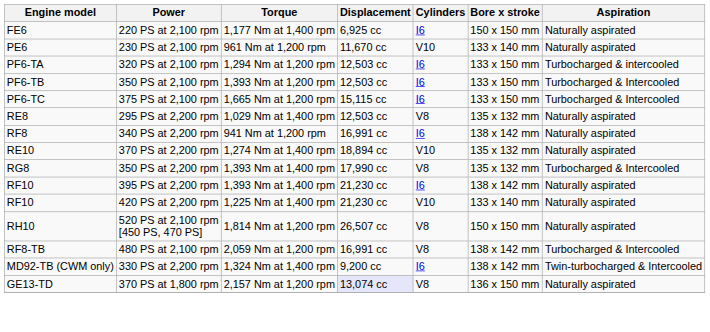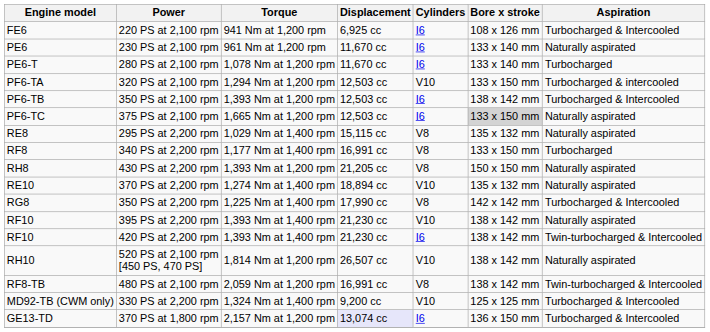(279, 30) 1,177 Nm at 1,400 rpm -> (275, 30) 941 Nm at 1,200 rpm
(505, 30) 150 x 150 mm -> (505, 30) 108 x 126 mm
(590, 30) Naturally aspirated -> (612, 30) Turbocharged & Intercooled
(425, 47) V10 -> (420, 47) I6
+ row: (169, 64)
(420, 64) I6 -> (425, 82) V10
(505, 82) 133 x 150 mm -> (505, 99) 138 x 142 mm
(363, 99) 15,115 cc -> (364, 116) 12,503 cc
(505, 99) no background -> (505, 116) lightgrey background
(612, 99) Turbocharged & Intercooled -> (590, 116) Naturally aspirated
(364, 116) 12,503 cc -> (363, 133) 15,115 cc
(275, 133) 941 Nm at 1,200 rpm -> (279, 151) 1,177 Nm at 1,400 rpm
(420, 133) I6 -> (422, 151) V8
(505, 133) 138 x 142 mm -> (505, 151) 133 x 150 mm
(590, 133) Naturally aspirated -> (579, 151) Turbocharged
+ row: (169, 168)
(279, 168) 1,393 Nm at 1,400 rpm -> (279, 202) 1,225 Nm at 1,400 rpm
(505, 168) 135 x 132 mm -> (505, 202) 142 x 142 mm
(420, 185) I6 -> (425, 220) V10
(279, 202) 1,225 Nm at 1,400 rpm -> (279, 237) 1,393 Nm at 1,400 rpm
(425, 202) V10 -> (420, 237) I6
(505, 202) 133 x 140 mm -> (505, 237) 138 x 142 mm
(590, 202) Naturally aspirated -> (624, 237) Twin-turbocharged & Intercooled
(422, 226) V8 -> (425, 260) V10
(505, 226) 150 x 150 mm -> (505, 260) 138 x 142 mm
(612, 249) Turbocharged & Intercooled -> (624, 284) Twin-turbocharged & Intercooled
(420, 266) I6 -> (425, 301) V10
(505, 266) 138 x 142 mm -> (505, 301) 125 x 125 mm
(624, 266) Twin-turbocharged & Intercooled -> (612, 301) Turbocharged & Intercooled
(422, 284) V8 -> (420, 318) I6
(590, 284) Naturally aspirated -> (612, 318) Turbocharged & Intercooled
